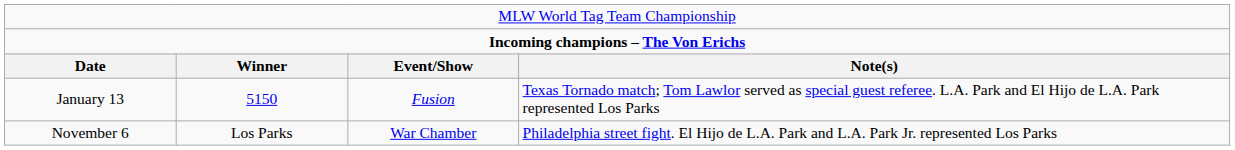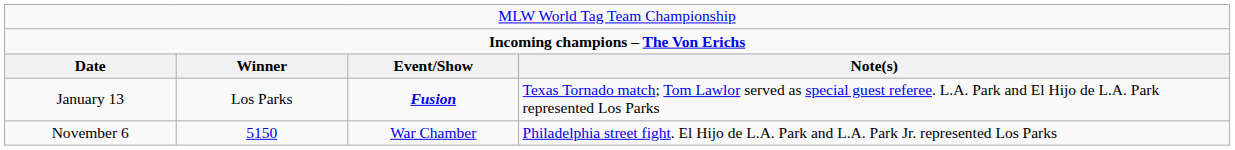(262, 99) 5150 -> (262, 99) Los Parks
(433, 99) normal -> (433, 99) bold
(262, 132) Los Parks -> (262, 132) 5150
